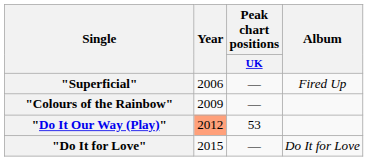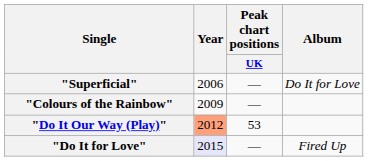(322, 83) Fired Up -> (322, 83) Do It for Love
(210, 146) no background -> (210, 146) lavender background
(322, 146) Do It for Love -> (322, 146) Fired Up
